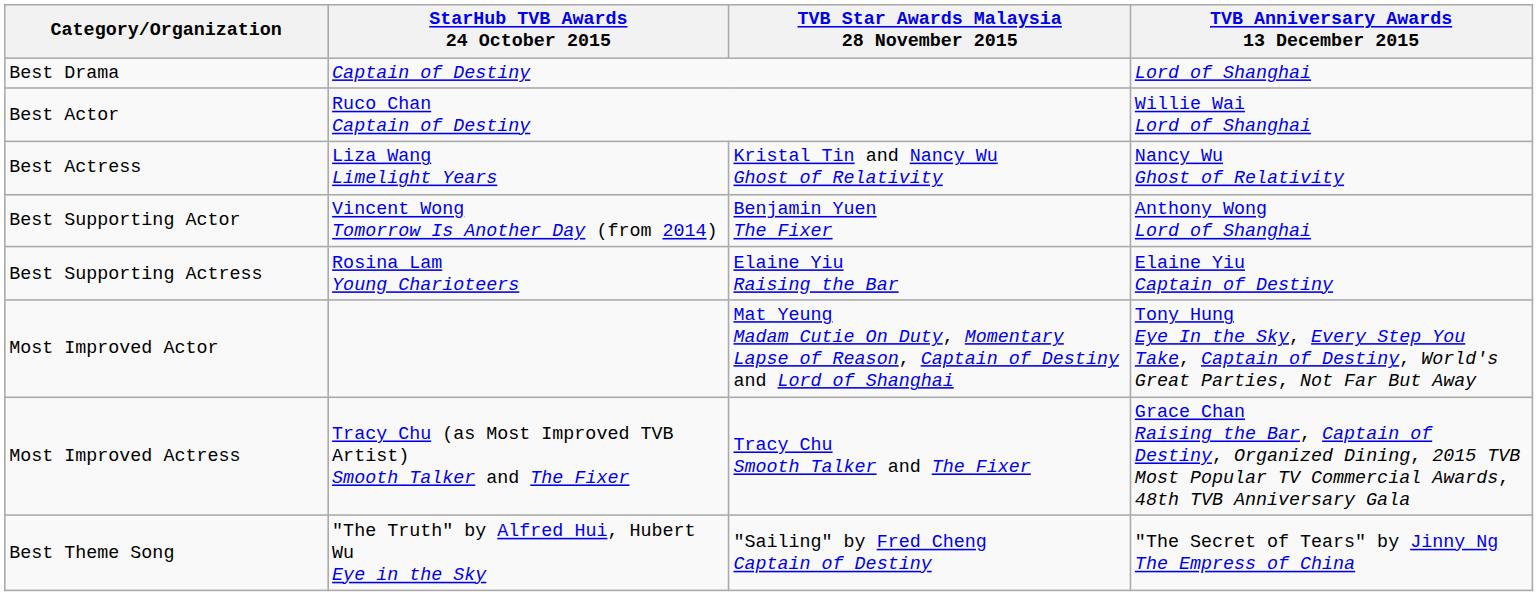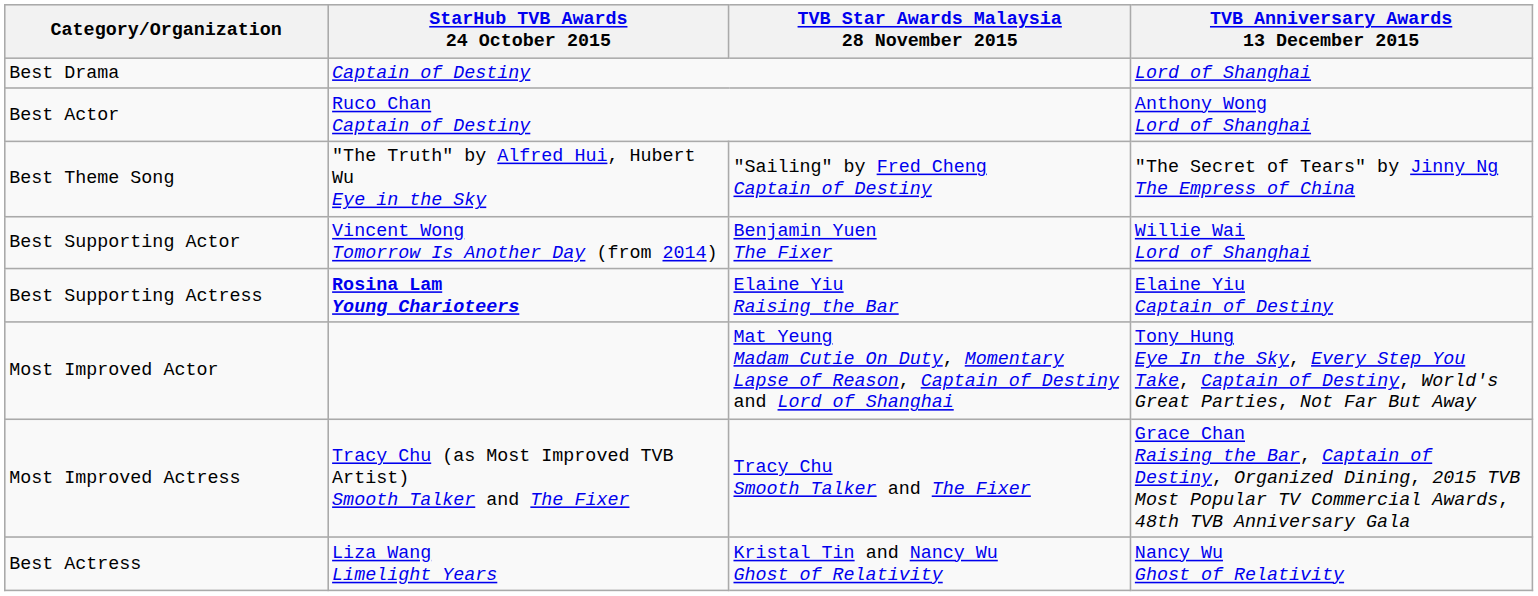(1223, 115) Willie Wai Lord of Shanghai -> (1223, 115) Anthony Wong Lord of Shanghai
rows swapped: (75, 167) <-> (92, 553)
(1223, 220) Anthony Wong Lord of Shanghai -> (1223, 242) Willie Wai Lord of Shanghai
(426, 273) normal -> (426, 295) bold
